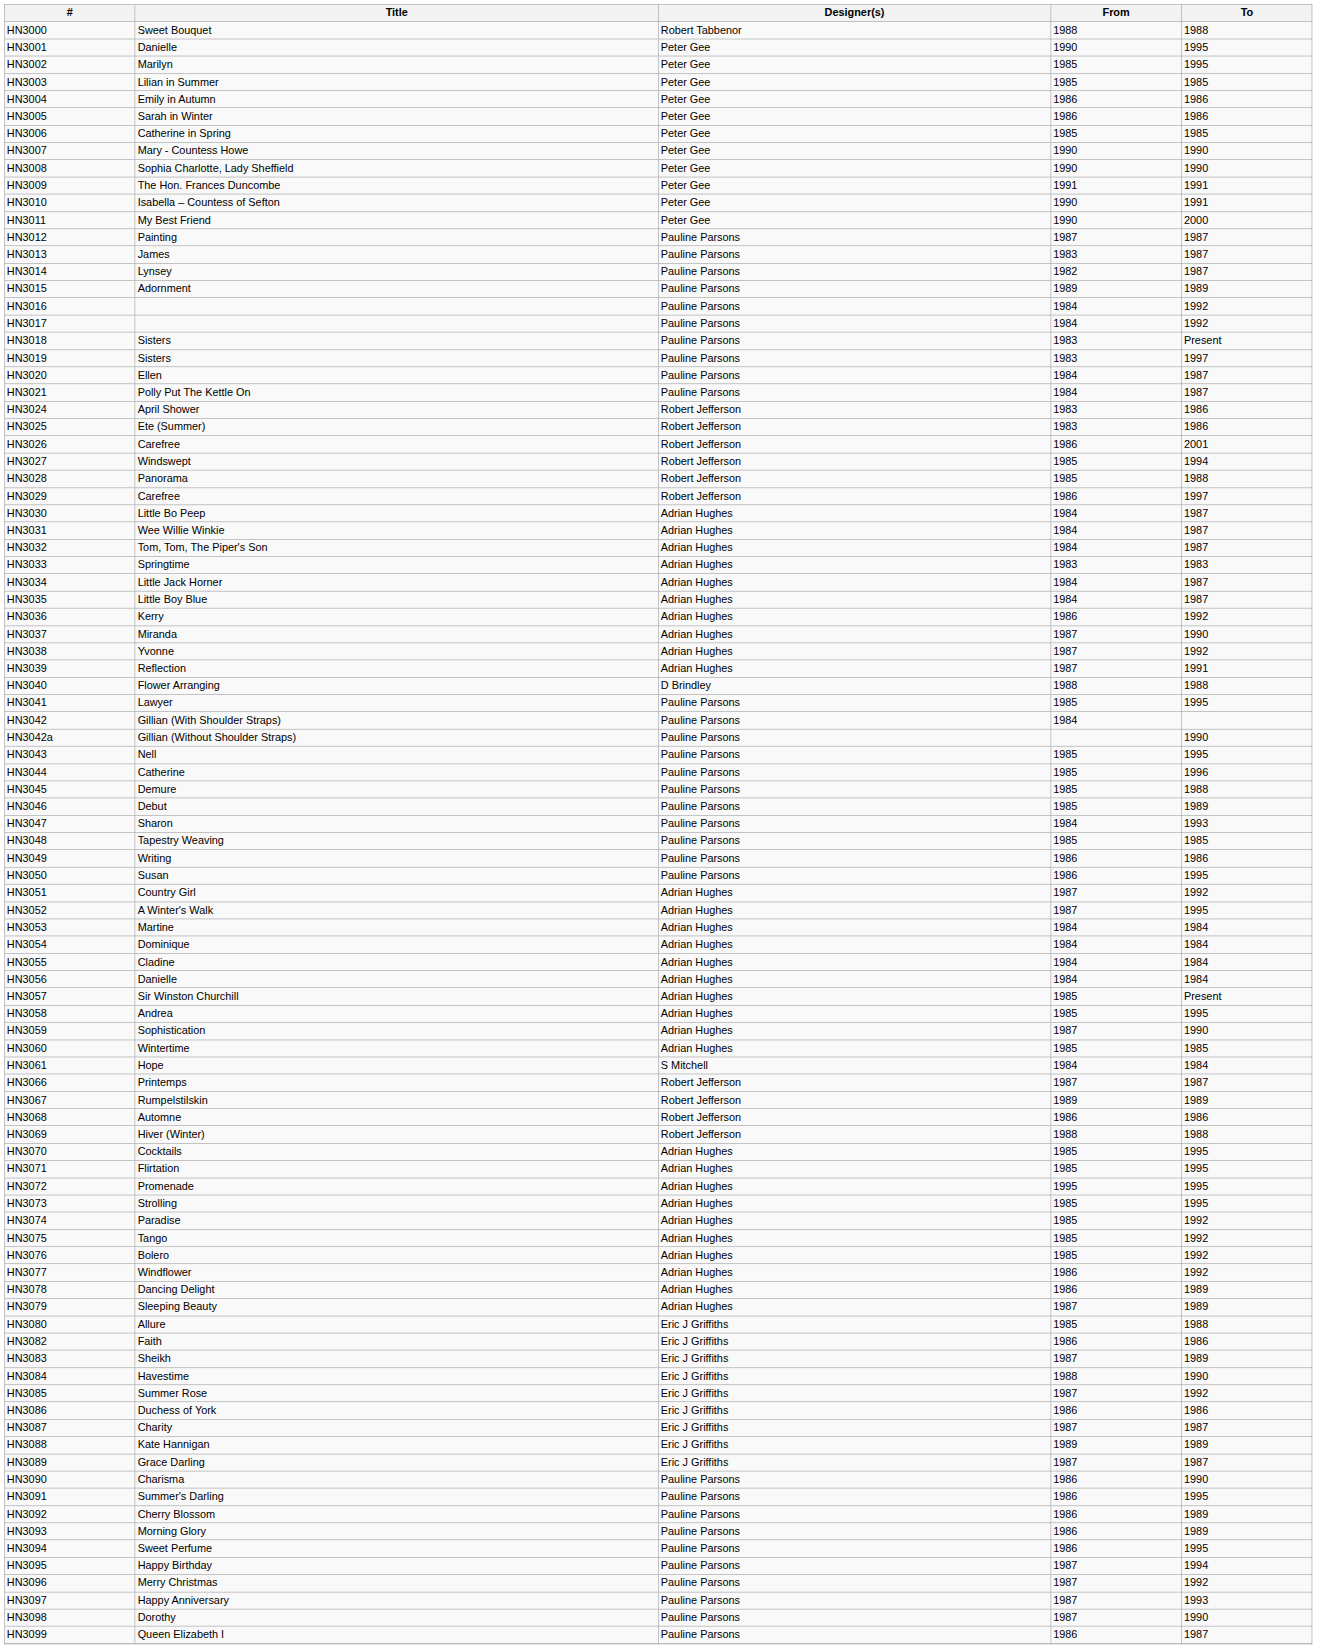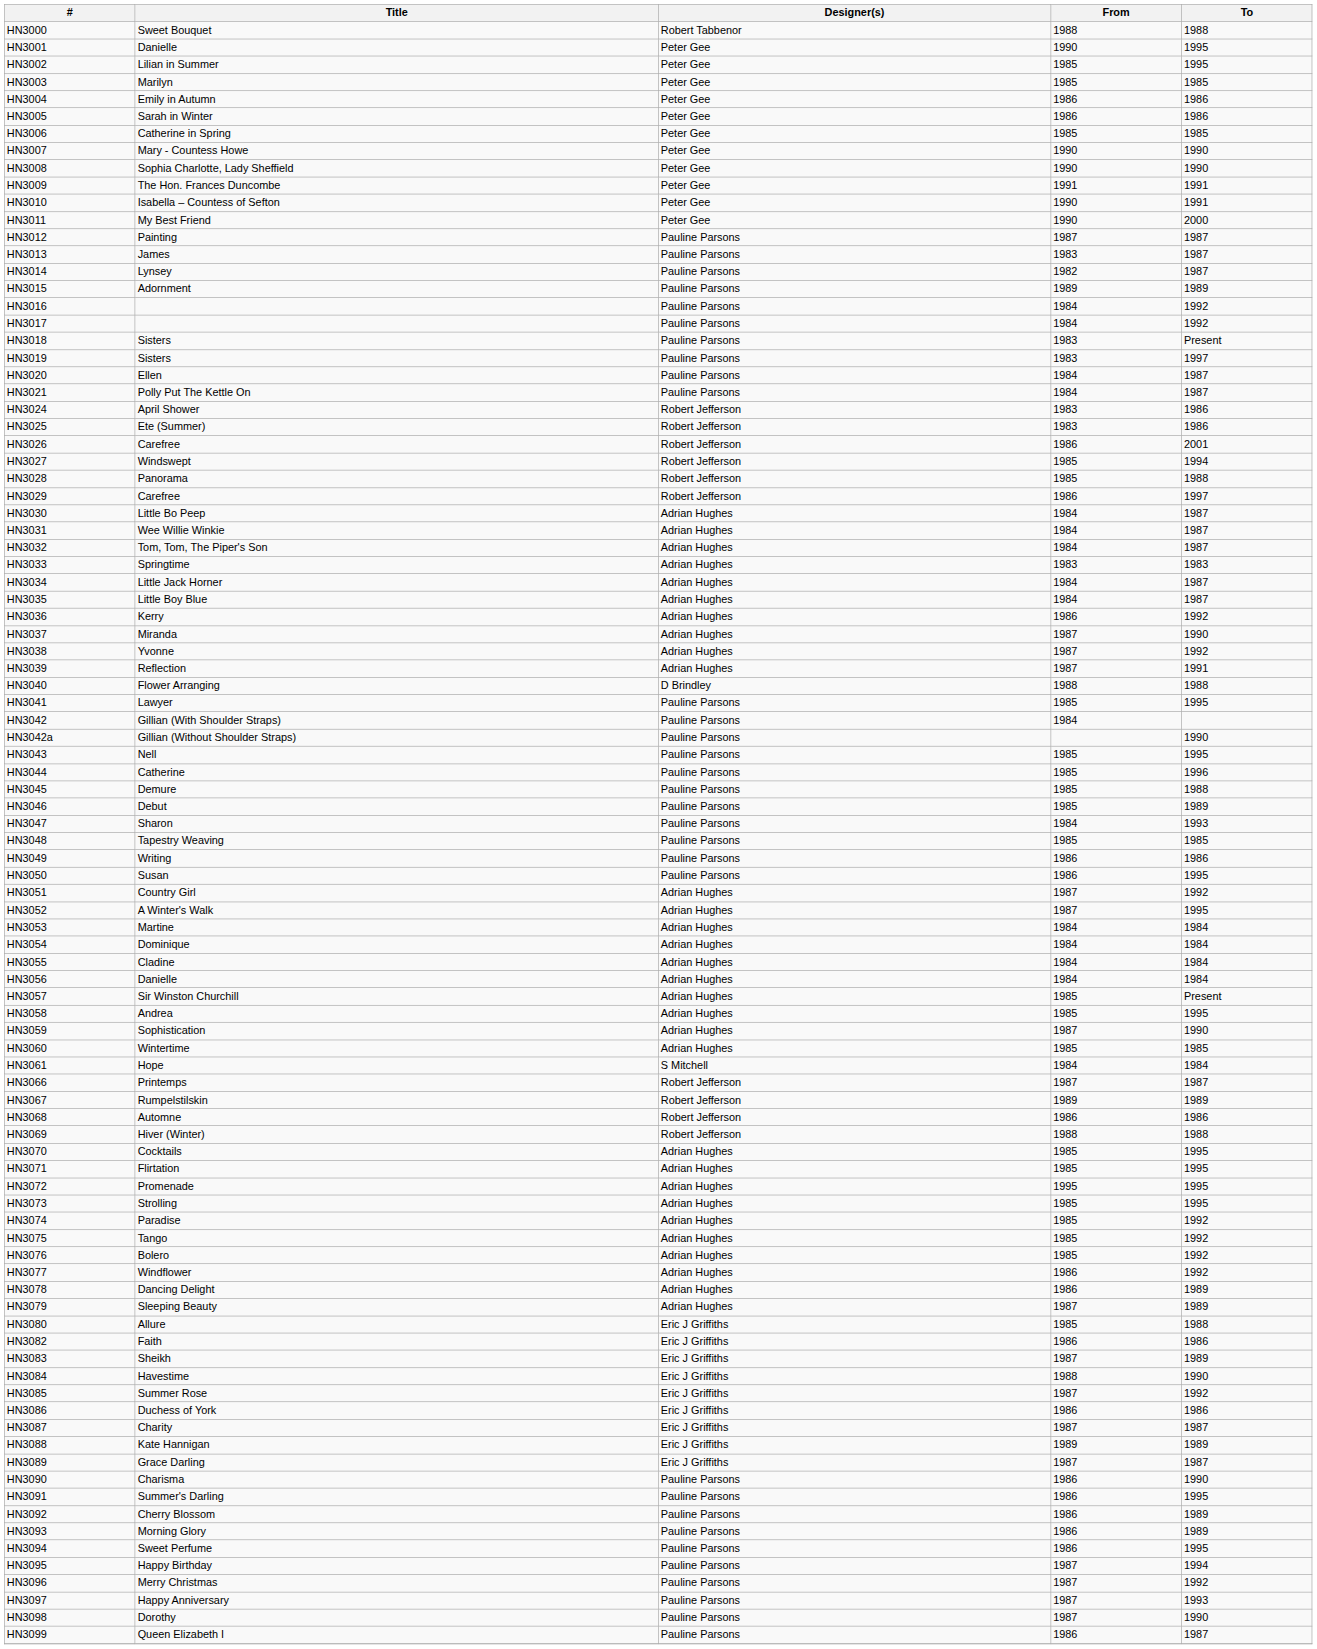(155, 64) Marilyn -> (178, 64) Lilian in Summer
(178, 82) Lilian in Summer -> (155, 82) Marilyn
